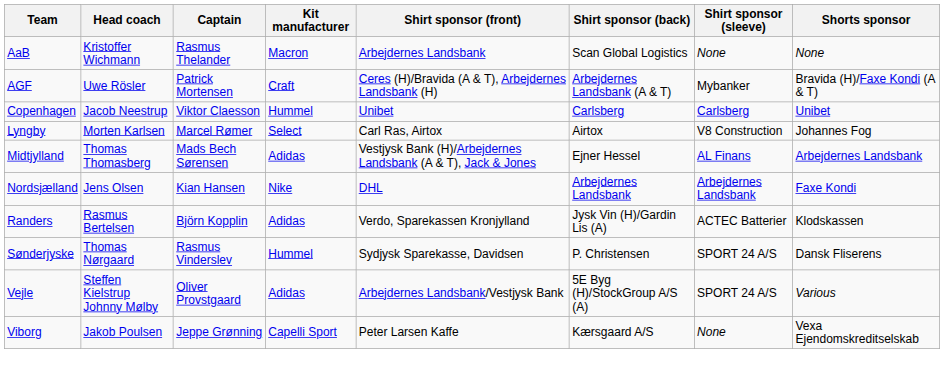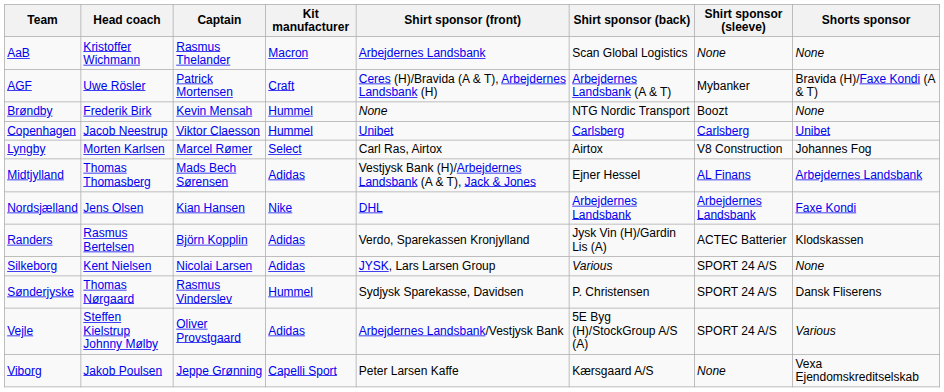+ row: (30, 111)
+ row: (32, 266)
